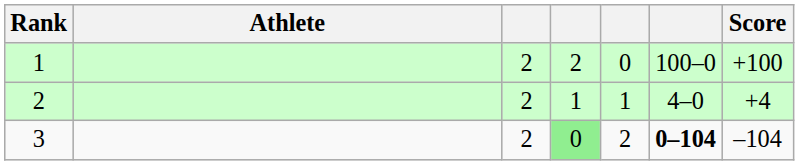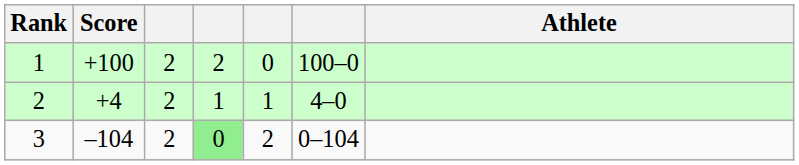columns swapped: (287, 23) <-> (758, 23)
(686, 139) bold -> (328, 139) normal
